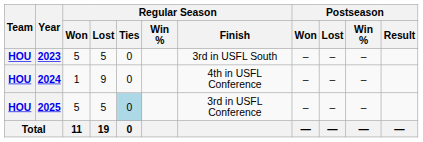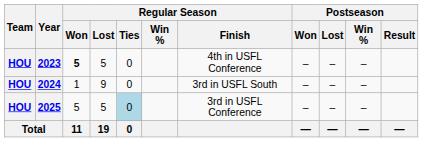(77, 57) normal -> (77, 63) bold
(235, 57) 3rd in USFL South -> (235, 63) 4th in USFL Conference
(235, 79) 4th in USFL Conference -> (235, 85) 3rd in USFL South
